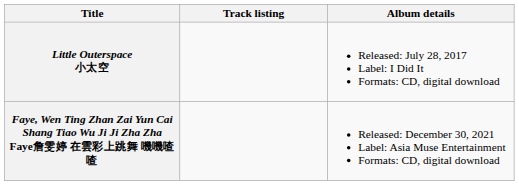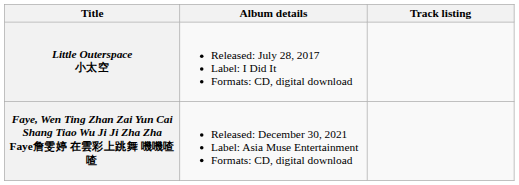columns swapped: (421, 13) <-> (254, 13)
